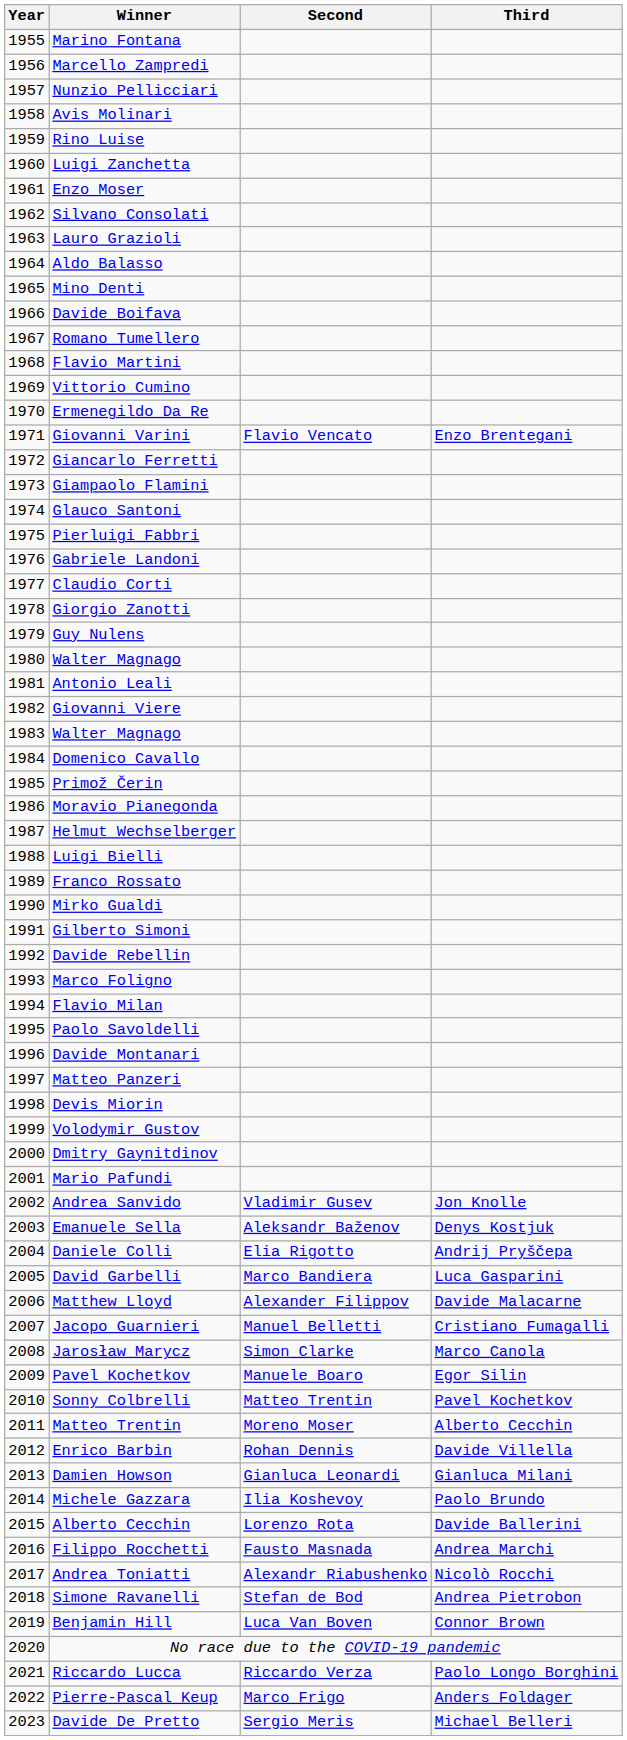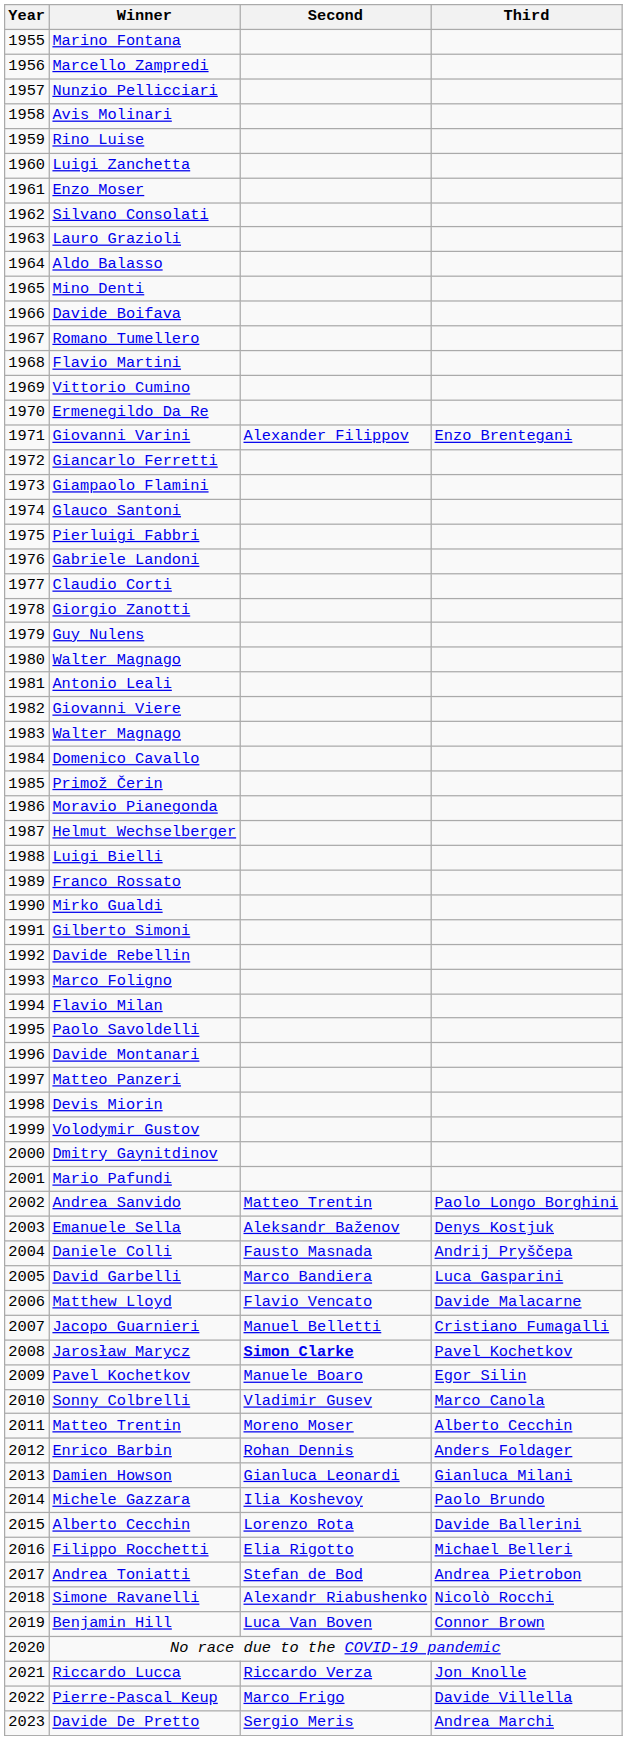(308, 438) Flavio Vencato -> (326, 438) Alexander Filippov
(308, 1204) Vladimir Gusev -> (308, 1204) Matteo Trentin
(480, 1204) Jon Knolle -> (526, 1204) Paolo Longo Borghini
(299, 1253) Elia Rigotto -> (308, 1253) Fausto Masnada
(326, 1303) Alexander Filippov -> (308, 1303) Flavio Vencato
(299, 1352) normal -> (299, 1352) bold
(490, 1352) Marco Canola -> (503, 1352) Pavel Kochetkov
(308, 1402) Matteo Trentin -> (308, 1402) Vladimir Gusev
(503, 1402) Pavel Kochetkov -> (490, 1402) Marco Canola
(503, 1451) Davide Villella -> (503, 1451) Anders Foldager
(308, 1550) Fausto Masnada -> (299, 1550) Elia Rigotto
(494, 1550) Andrea Marchi -> (503, 1550) Michael Belleri
(335, 1575) Alexandr Riabushenko -> (303, 1575) Stefan de Bod
(494, 1575) Nicolò Rocchi -> (508, 1575) Andrea Pietrobon
(303, 1600) Stefan de Bod -> (335, 1600) Alexandr Riabushenko
(508, 1600) Andrea Pietrobon -> (494, 1600) Nicolò Rocchi
(526, 1674) Paolo Longo Borghini -> (480, 1674) Jon Knolle
(503, 1698) Anders Foldager -> (503, 1698) Davide Villella
(503, 1723) Michael Belleri -> (494, 1723) Andrea Marchi
